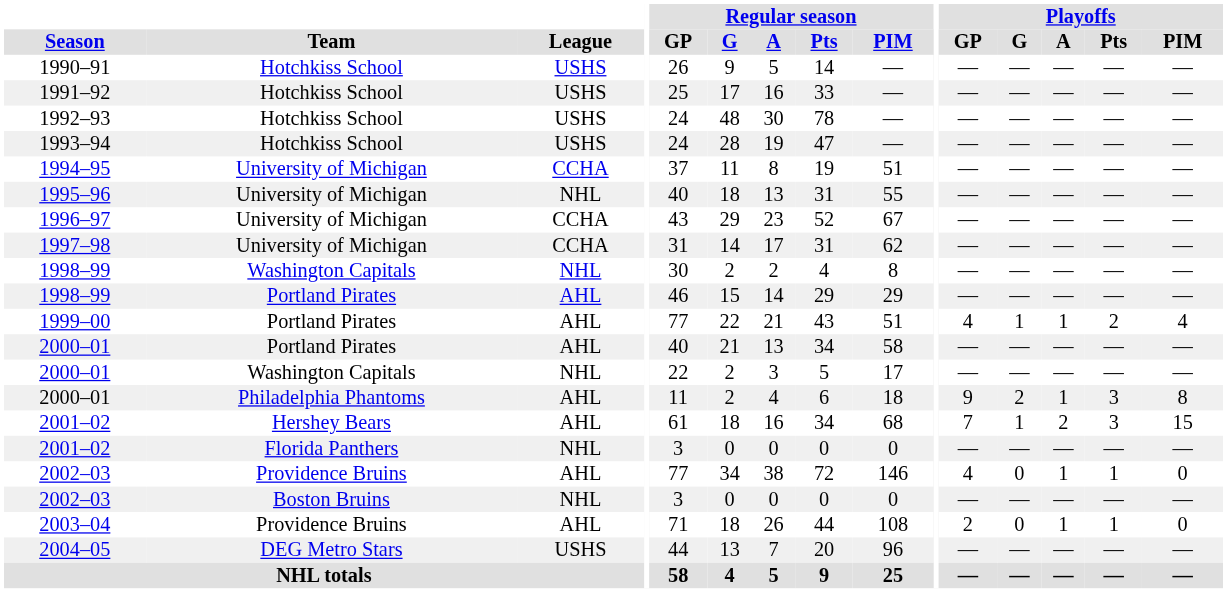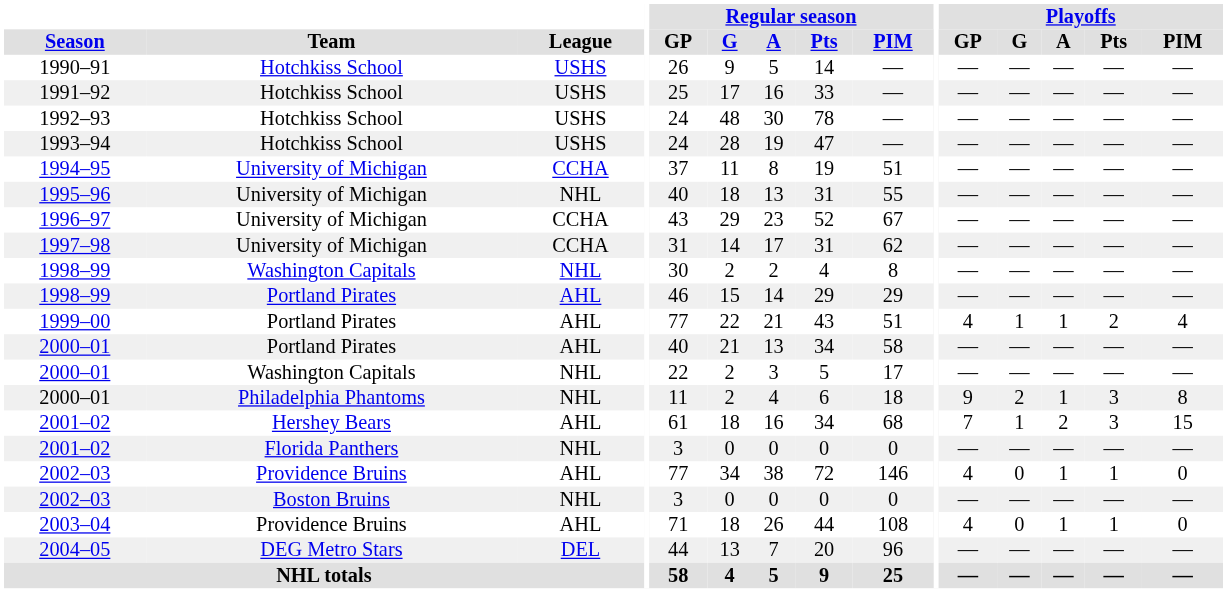(580, 397) AHL -> (580, 397) NHL
(968, 524) 2 -> (968, 524) 4
(580, 549) USHS -> (580, 549) DEL
